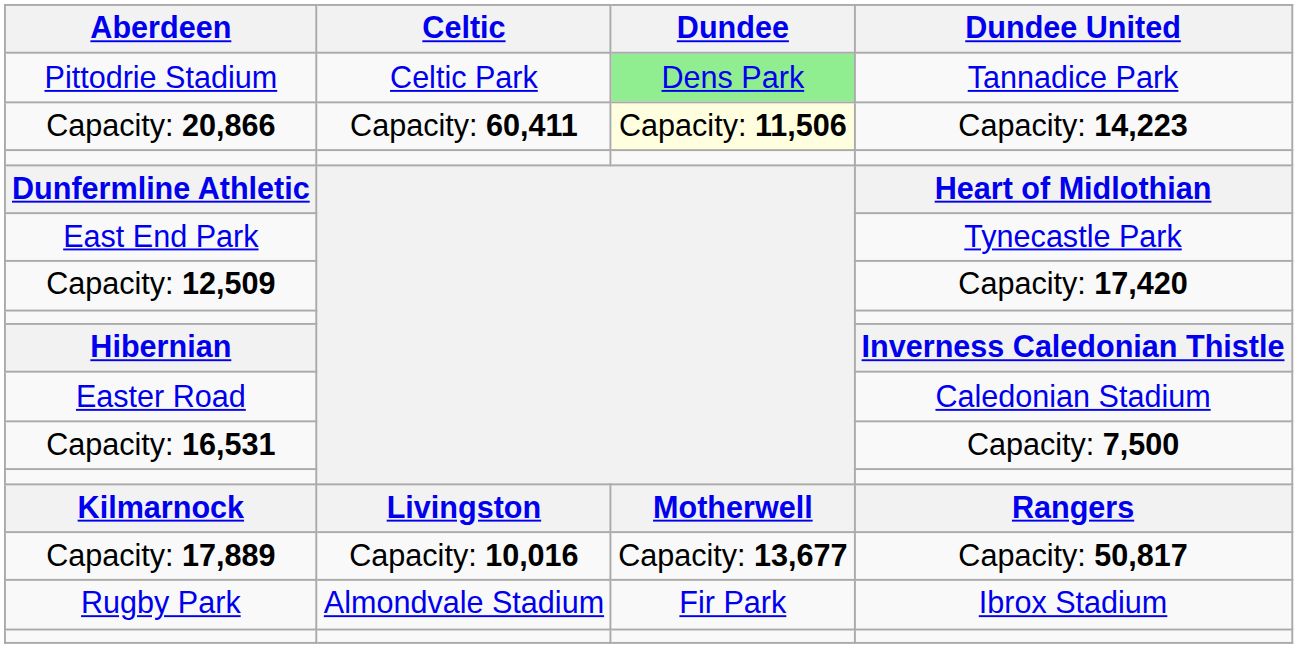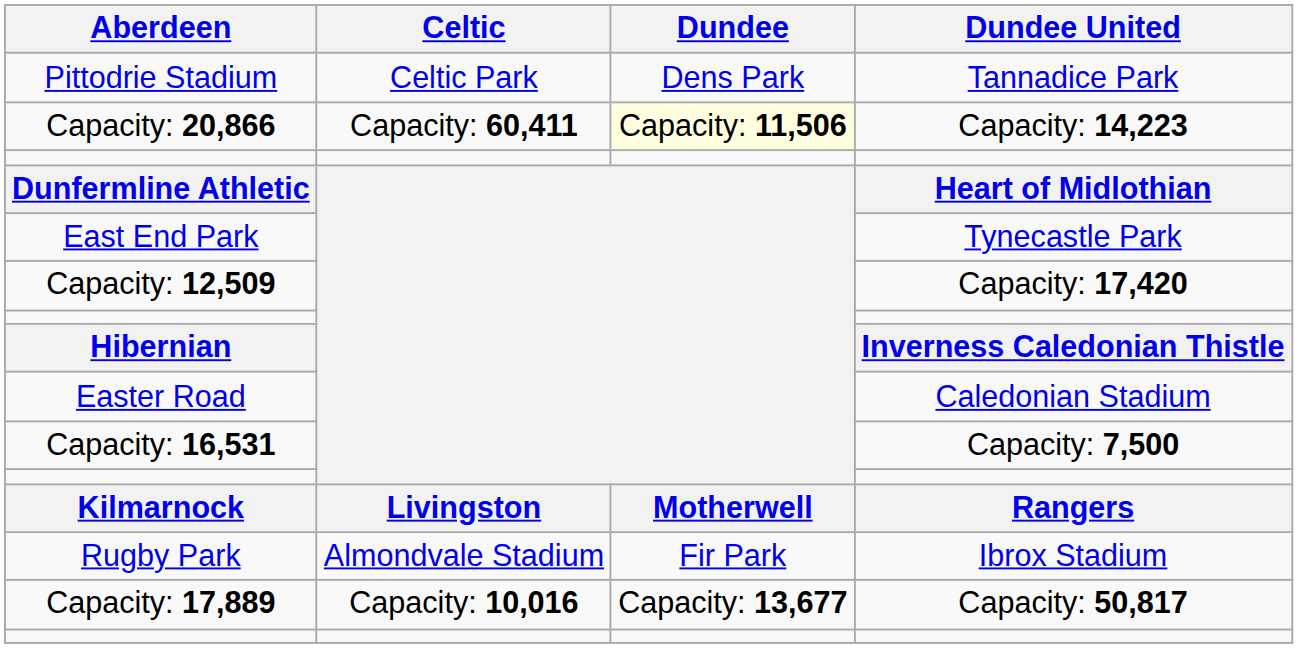(733, 77) lightgreen background -> (733, 77) no background
rows swapped: (161, 604) <-> (161, 555)
